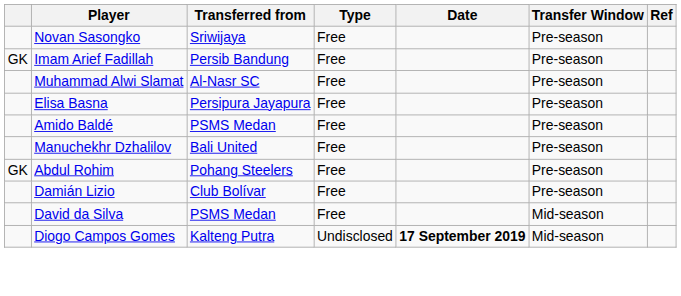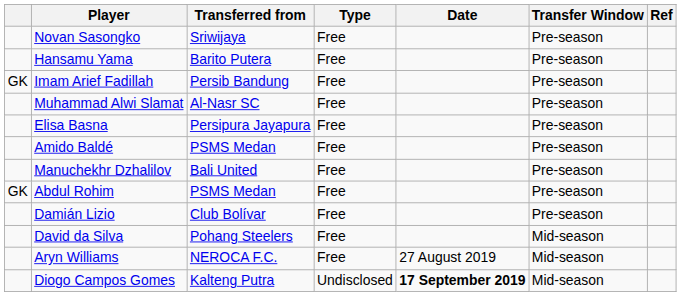+ row: (83, 59)
(241, 170) Pohang Steelers -> (233, 192) PSMS Medan
(233, 214) PSMS Medan -> (241, 236) Pohang Steelers
+ row: (76, 258)
